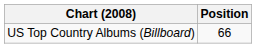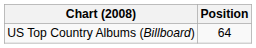(224, 33) 66 -> (224, 33) 64
